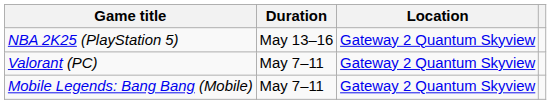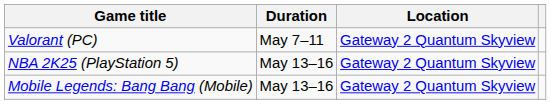rows swapped: (53, 63) <-> (93, 39)
(292, 87) May 7–11 -> (296, 87) May 13–16
